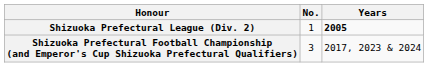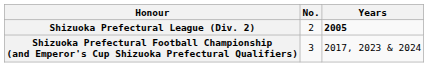(311, 28) 1 -> (311, 28) 2
